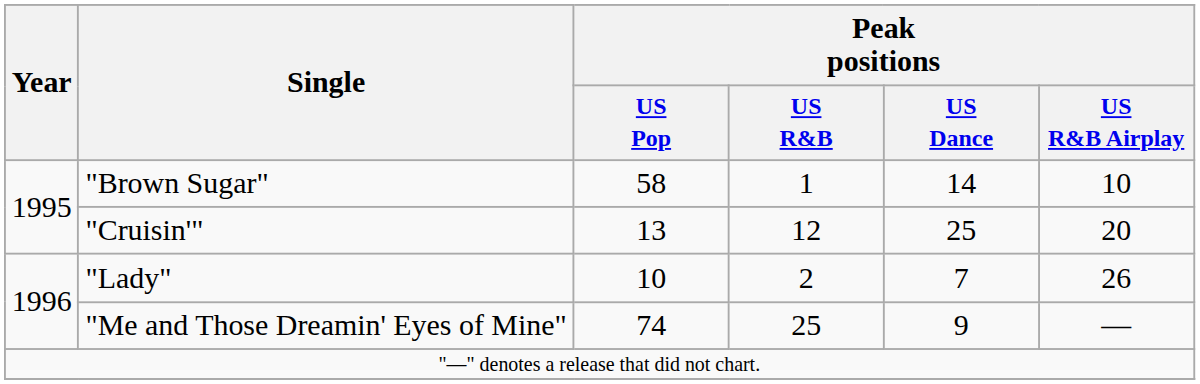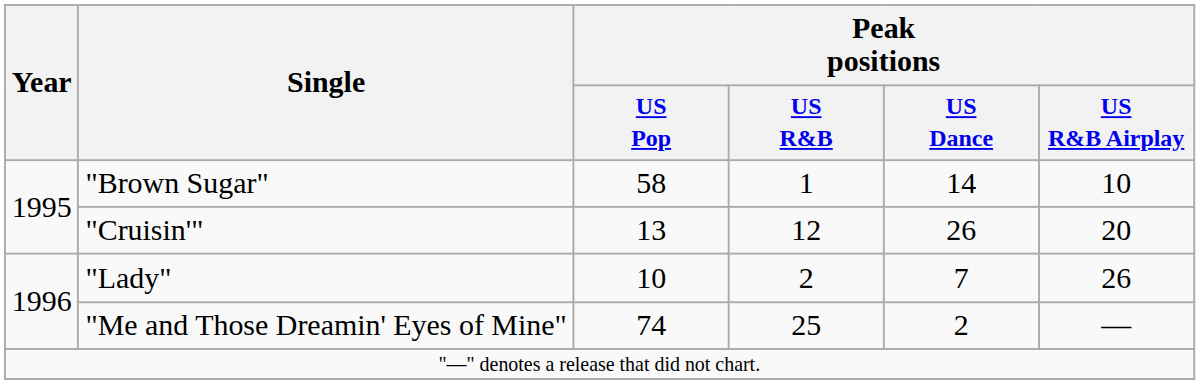(961, 230) 25 -> (961, 230) 26
(961, 325) 9 -> (961, 325) 2
